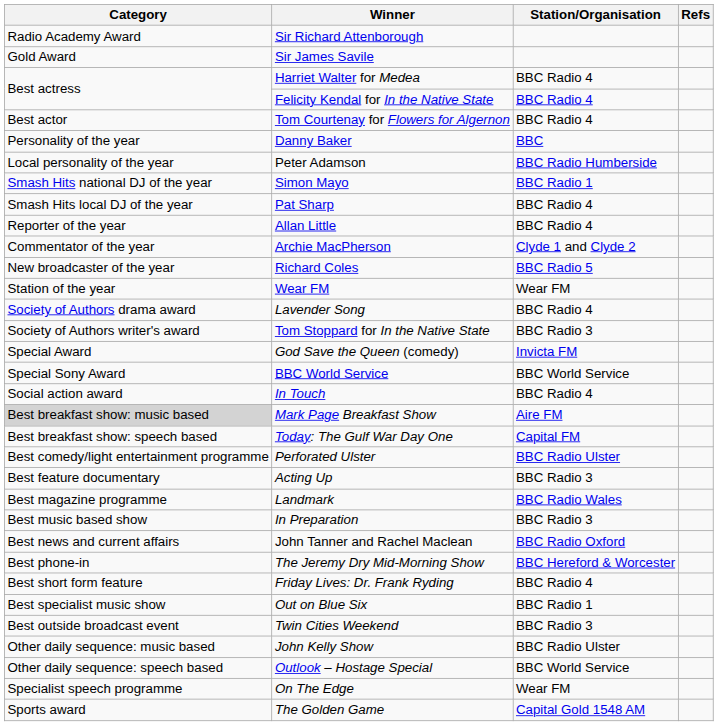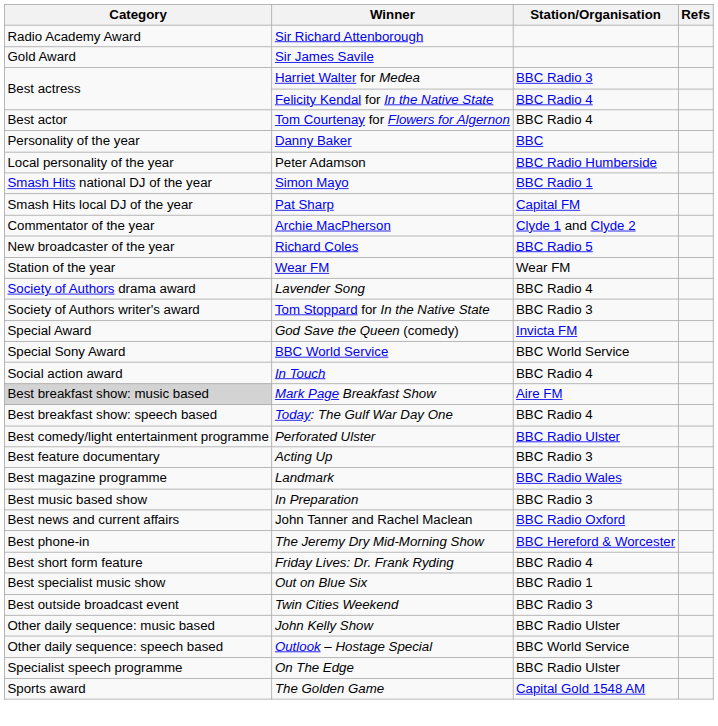(554, 78) BBC Radio 4 -> (554, 78) BBC Radio 3
(554, 204) BBC Radio 4 -> (548, 204) Capital FM
- row: (306, 225)
(548, 436) Capital FM -> (554, 415) BBC Radio 4
(543, 688) Wear FM -> (568, 667) BBC Radio Ulster
